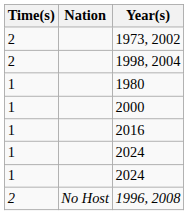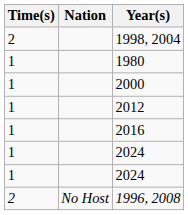- row: (11, 38)
+ row: (11, 107)
